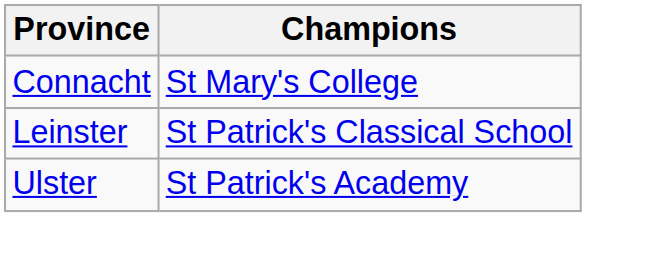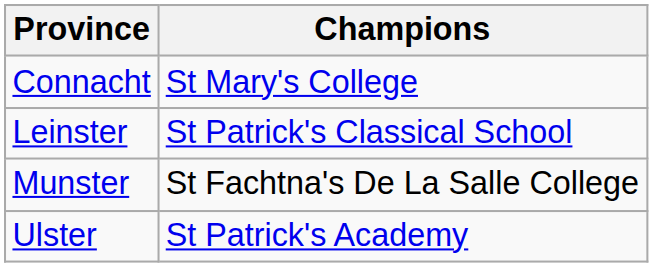+ row: (71, 183)
